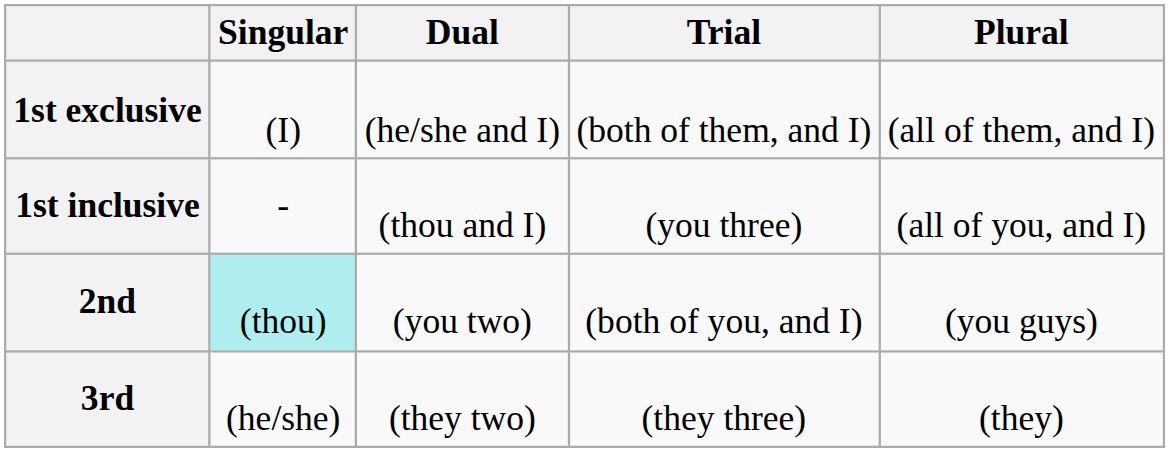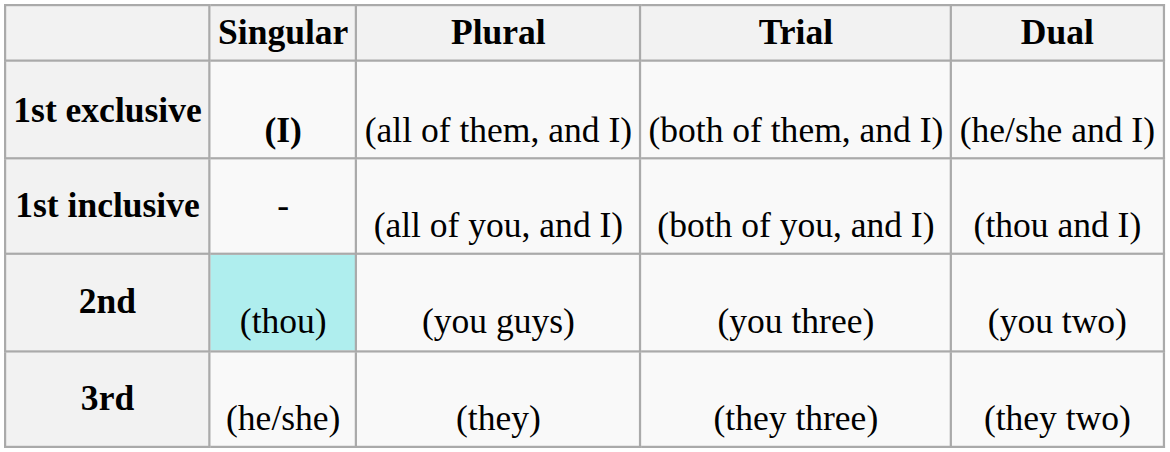columns swapped: (462, 32) <-> (1021, 32)
(283, 128) normal -> (283, 128) bold
(724, 225) (you three) -> (796, 225) (both of you, and I)
(724, 321) (both of you, and I) -> (796, 321) (you three)
